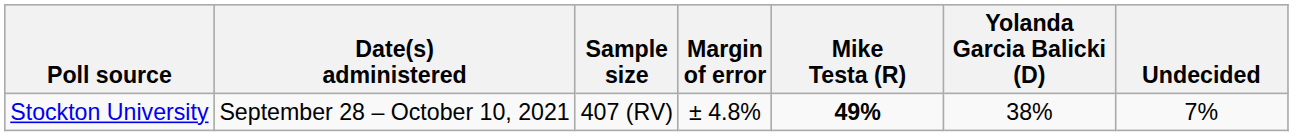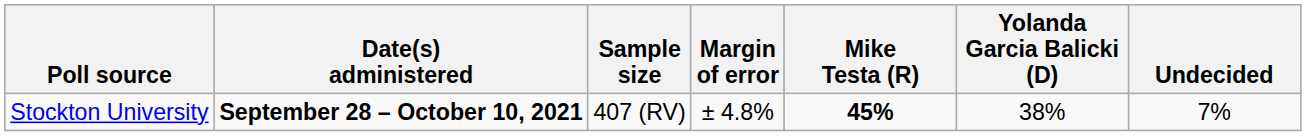(395, 112) normal -> (401, 112) bold
(858, 112) 49% -> (870, 112) 45%
